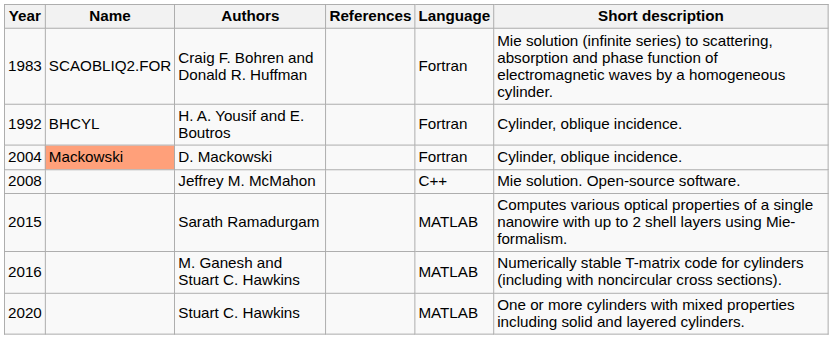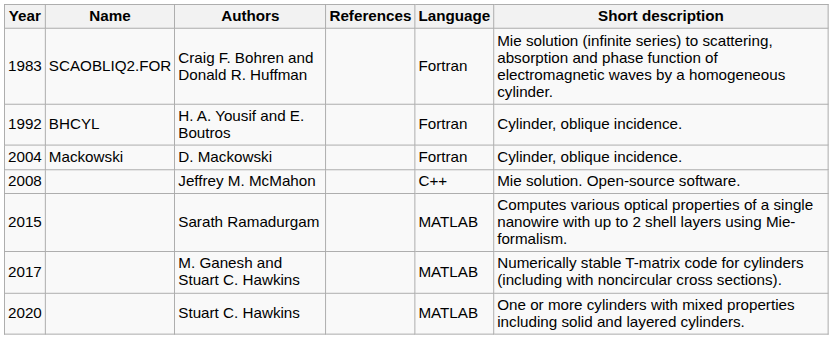(86, 157) lightsalmon background -> (86, 157) no background
(25, 272) 2016 -> (25, 272) 2017
